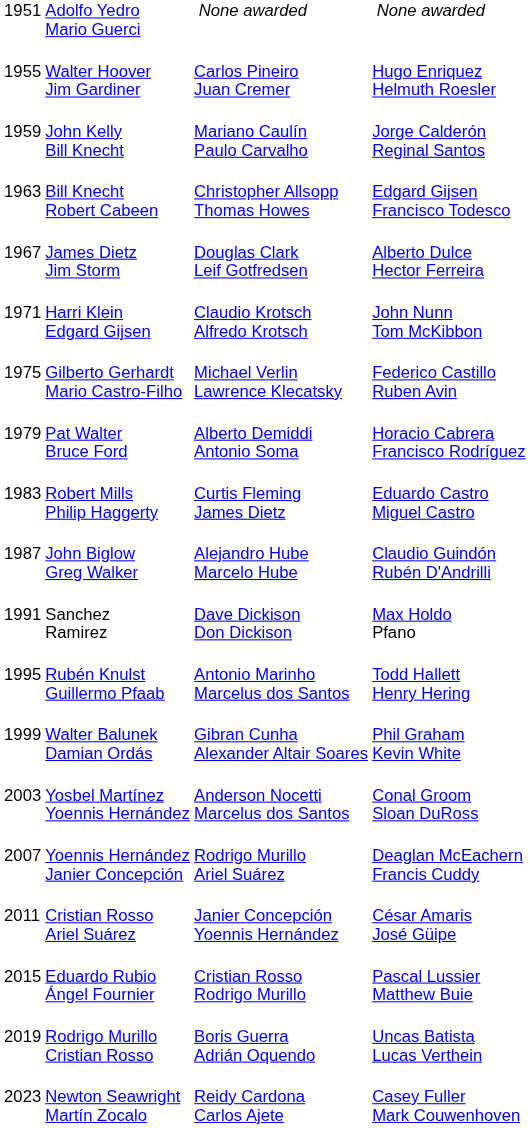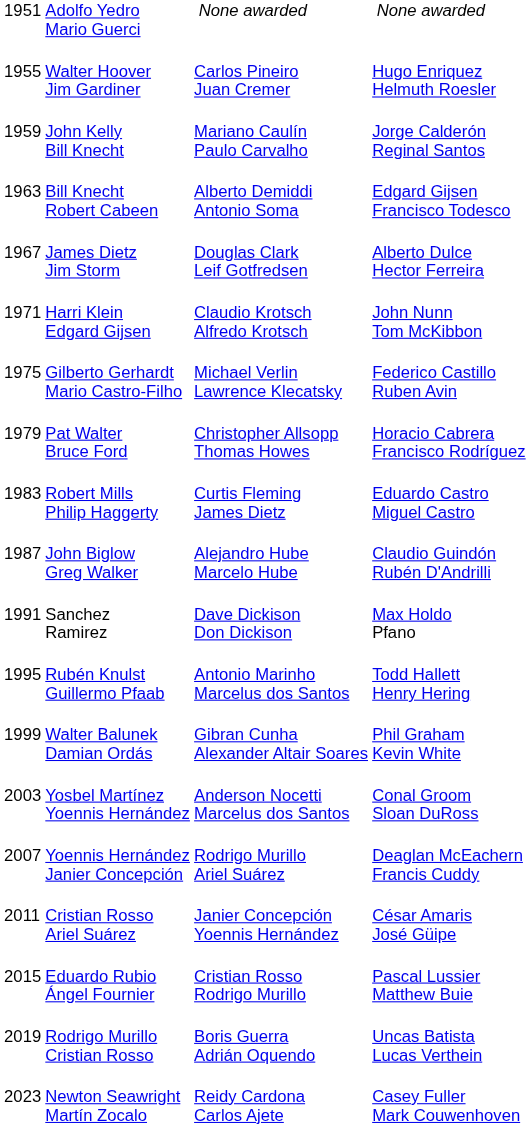(266, 201) Christopher Allsopp Thomas Howes -> (253, 201) Alberto Demiddi Antonio Soma
(253, 442) Alberto Demiddi Antonio Soma -> (266, 442) Christopher Allsopp Thomas Howes
